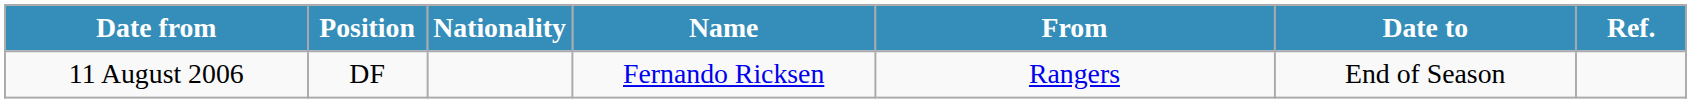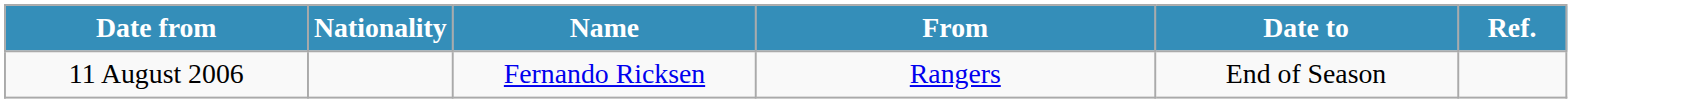- column: (367, 27)
